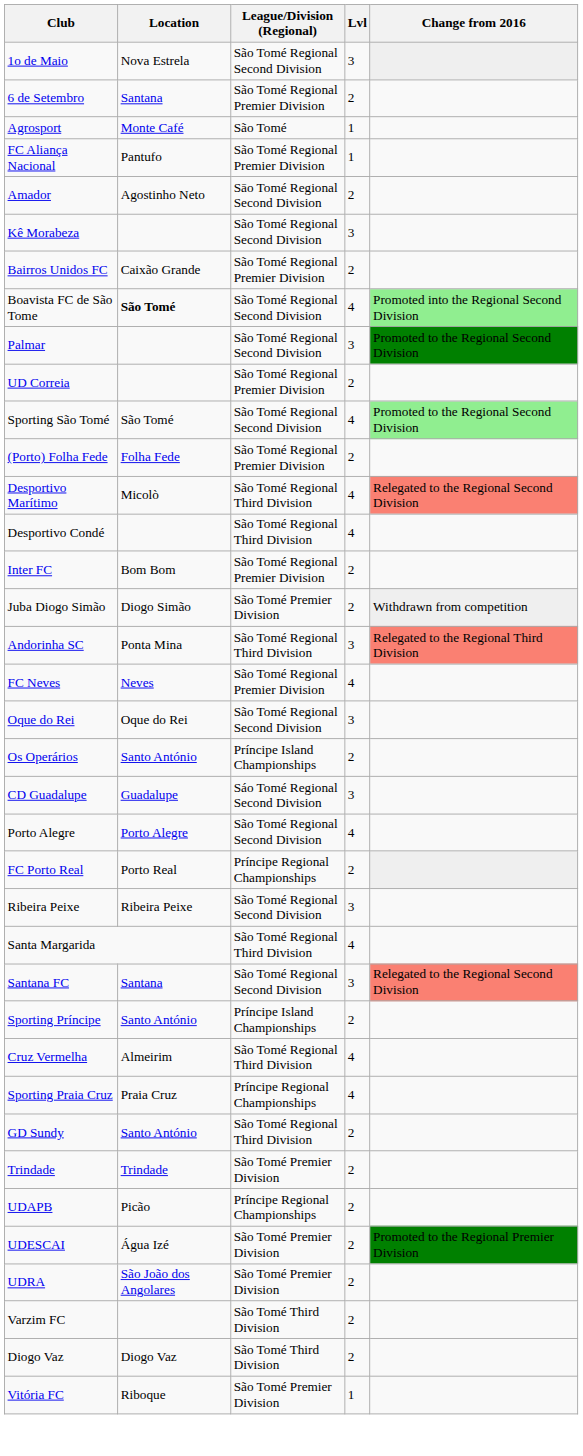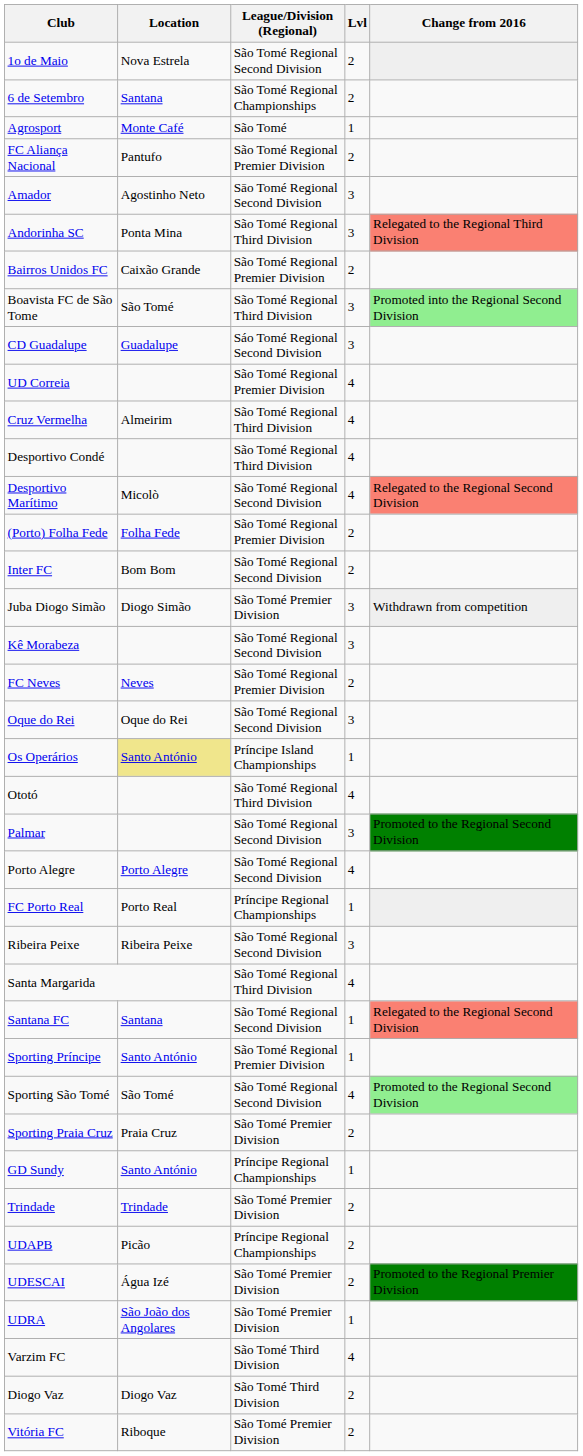(351, 61) 3 -> (351, 61) 2
(286, 98) São Tomé Regional Premier Division -> (286, 98) São Tomé Regional Championships
(351, 157) 1 -> (351, 157) 2
(351, 195) 2 -> (351, 195) 3
rows swapped: (46, 645) <-> (43, 232)
(148, 307) bold -> (147, 307) normal
(286, 307) São Tomé Regional Second Division -> (286, 307) São Tomé Regional Third Division
(351, 307) 4 -> (351, 307) 3
rows swapped: (47, 795) <-> (26, 345)
(351, 382) 2 -> (351, 382) 4
rows swapped: (47, 1057) <-> (58, 420)
rows swapped: (56, 532) <-> (58, 457)
(286, 495) São Tomé Regional Third Division -> (286, 495) São Tomé Regional Second Division
(286, 570) São Tomé Regional Premier Division -> (286, 570) São Tomé Regional Second Division
(351, 607) 2 -> (351, 607) 3
(351, 682) 4 -> (351, 682) 2
(159, 757) no background -> (159, 757) khaki background
(351, 757) 2 -> (351, 757) 1
+ row: (23, 795)
(351, 870) 2 -> (351, 907) 1
(351, 982) 3 -> (351, 1020) 1
(275, 1020) Príncipe Island Championships -> (286, 1057) São Tomé Regional Premier Division
(351, 1020) 2 -> (351, 1057) 1
(281, 1095) Príncipe Regional Championships -> (283, 1132) São Tomé Premier Division
(351, 1095) 4 -> (351, 1132) 2
(286, 1132) São Tomé Regional Third Division -> (281, 1170) Príncipe Regional Championships
(351, 1132) 2 -> (351, 1170) 1
(351, 1282) 2 -> (351, 1320) 1
(351, 1320) 2 -> (351, 1357) 4
(351, 1395) 1 -> (351, 1432) 2
